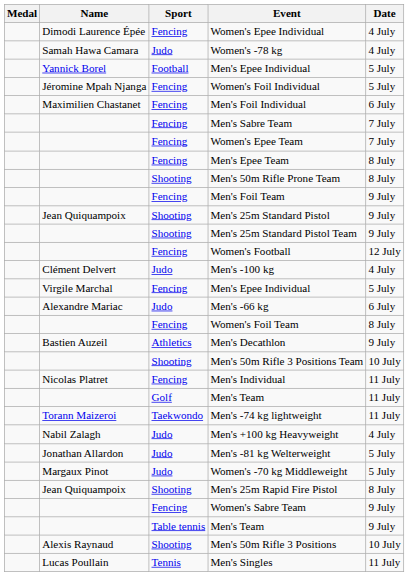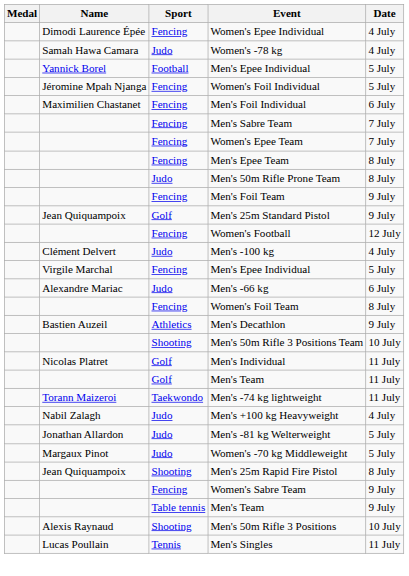(172, 178) Shooting -> (162, 178) Judo
(172, 215) Shooting -> (162, 215) Golf
- row: (94, 233)
(169, 379) Fencing -> (162, 361) Golf
